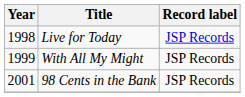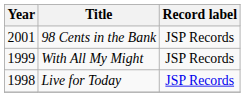rows swapped: (81, 37) <-> (99, 80)
